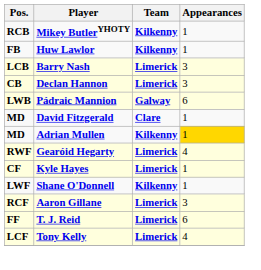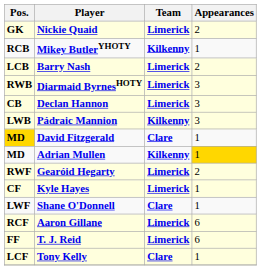+ row: (67, 30)
- row: (65, 49)
(185, 66) 3 -> (197, 66) 2
+ row: (90, 85)
(153, 100) Galway -> (168, 120) Kilkenny
(185, 100) 6 -> (197, 120) 3
(16, 117) no background -> (16, 137) gold background
(185, 151) 4 -> (197, 171) 2
(156, 185) Kilkenny -> (160, 205) Clare
(185, 202) 3 -> (197, 222) 6
(156, 236) Limerick -> (160, 256) Clare
(185, 236) 4 -> (197, 256) 1
